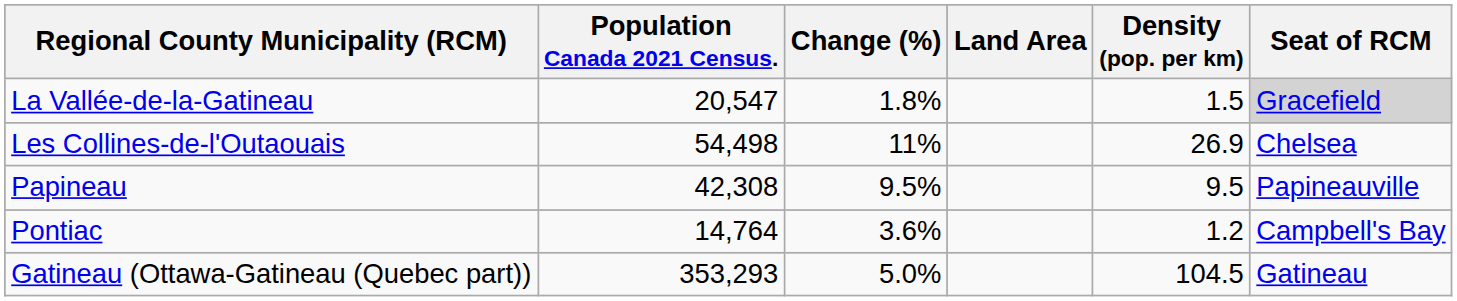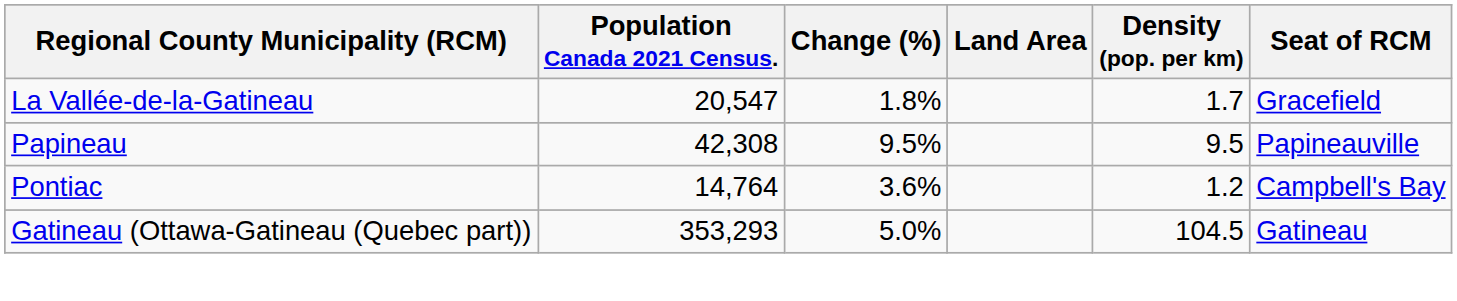(1225, 100) 1.5 -> (1225, 100) 1.7
(1319, 100) lightgrey background -> (1319, 100) no background
- row: (178, 143)
